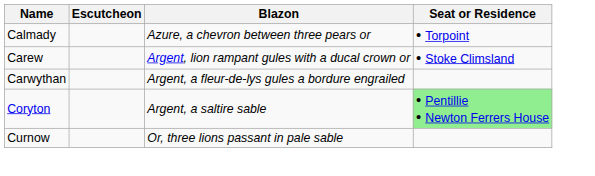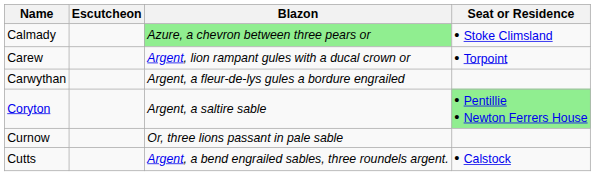(259, 35) no background -> (259, 35) lightgreen background
(443, 35) • Torpoint -> (503, 35) • Stoke Climsland
(465, 57) • Stoke Climsland -> (481, 57) • Torpoint
+ row: (22, 159)
